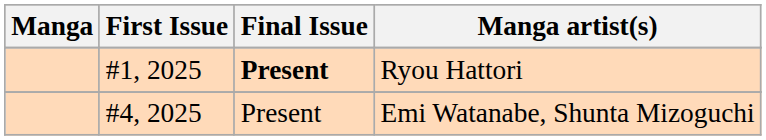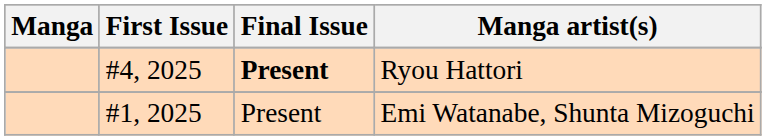(154, 69) #1, 2025 -> (154, 69) #4, 2025
(154, 112) #4, 2025 -> (154, 112) #1, 2025
